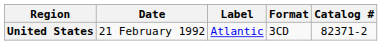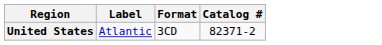- column: (152, 13)
